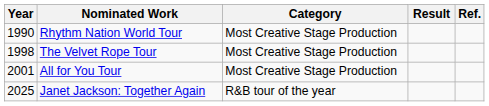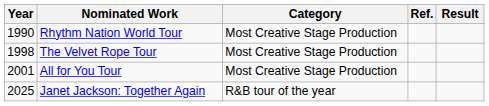columns swapped: (432, 14) <-> (470, 14)
